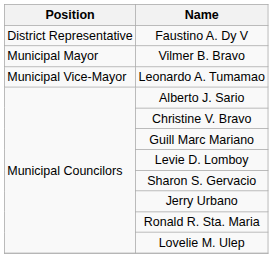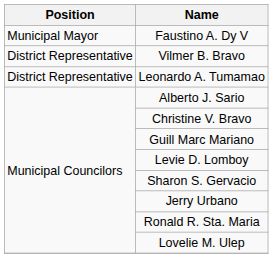(70, 35) District Representative -> (53, 35) Municipal Mayor
(53, 56) Municipal Mayor -> (70, 56) District Representative
(67, 77) Municipal Vice-Mayor -> (70, 77) District Representative
